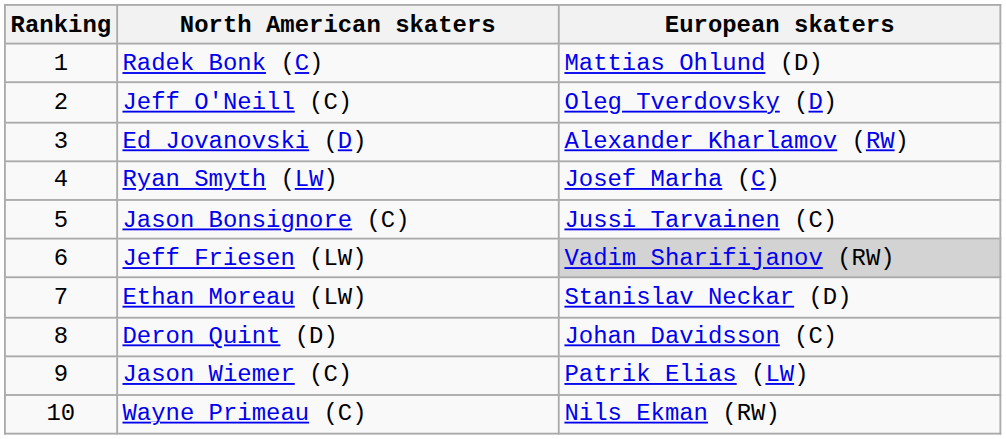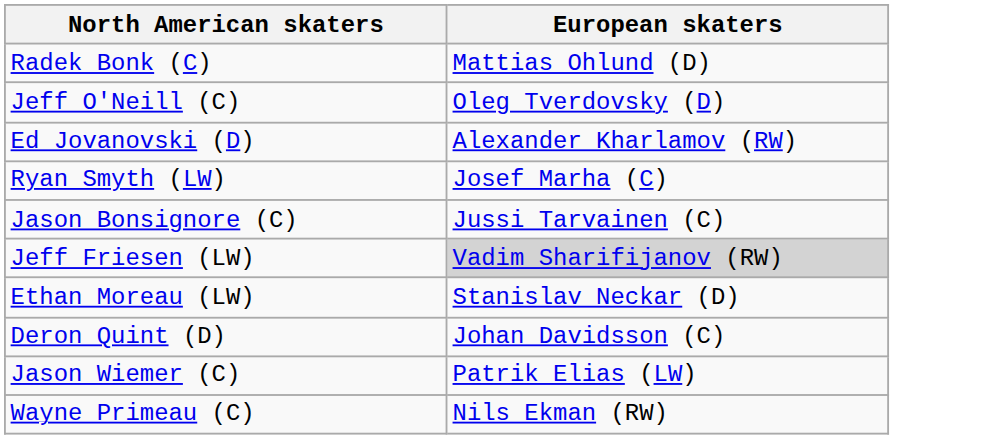- column: (61, 24)
